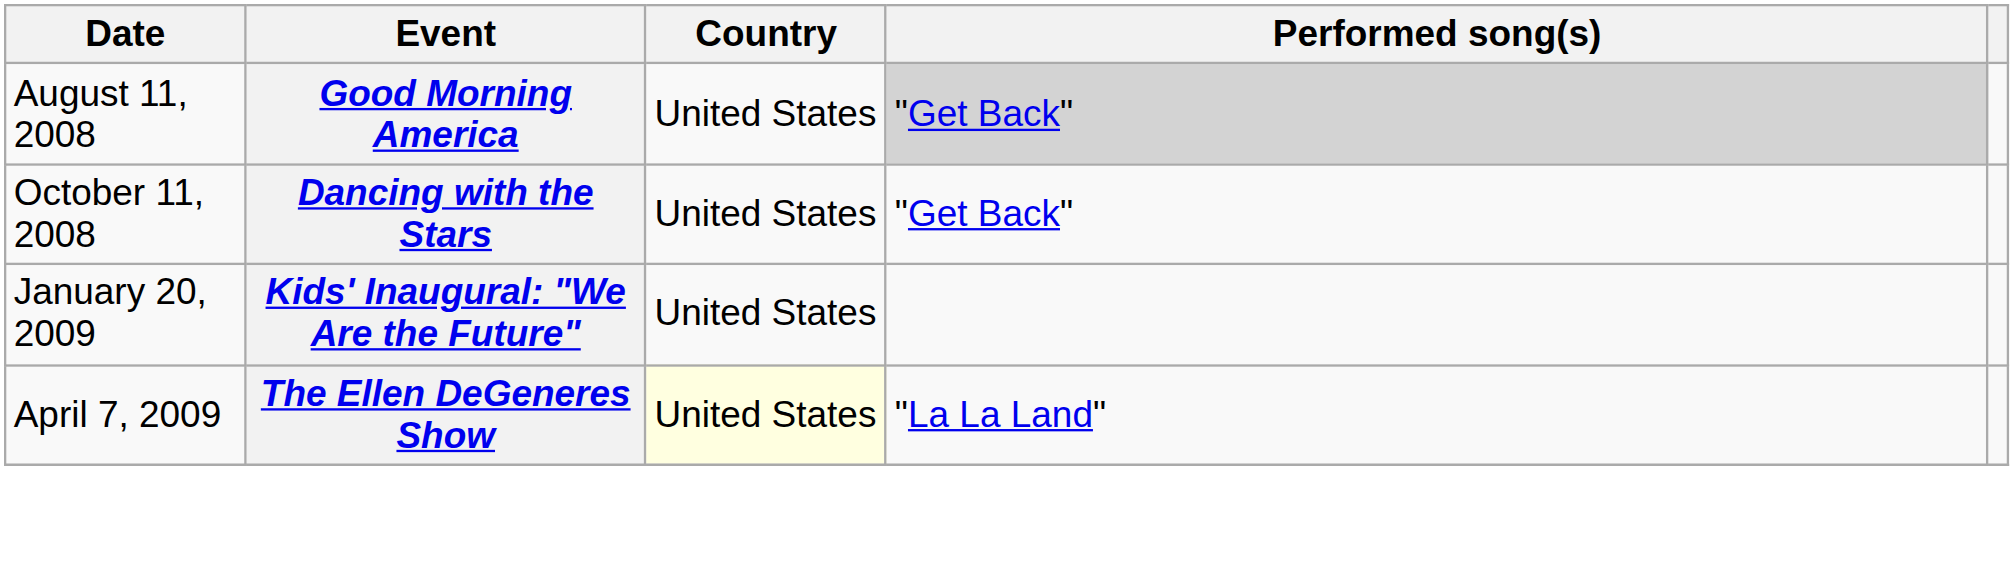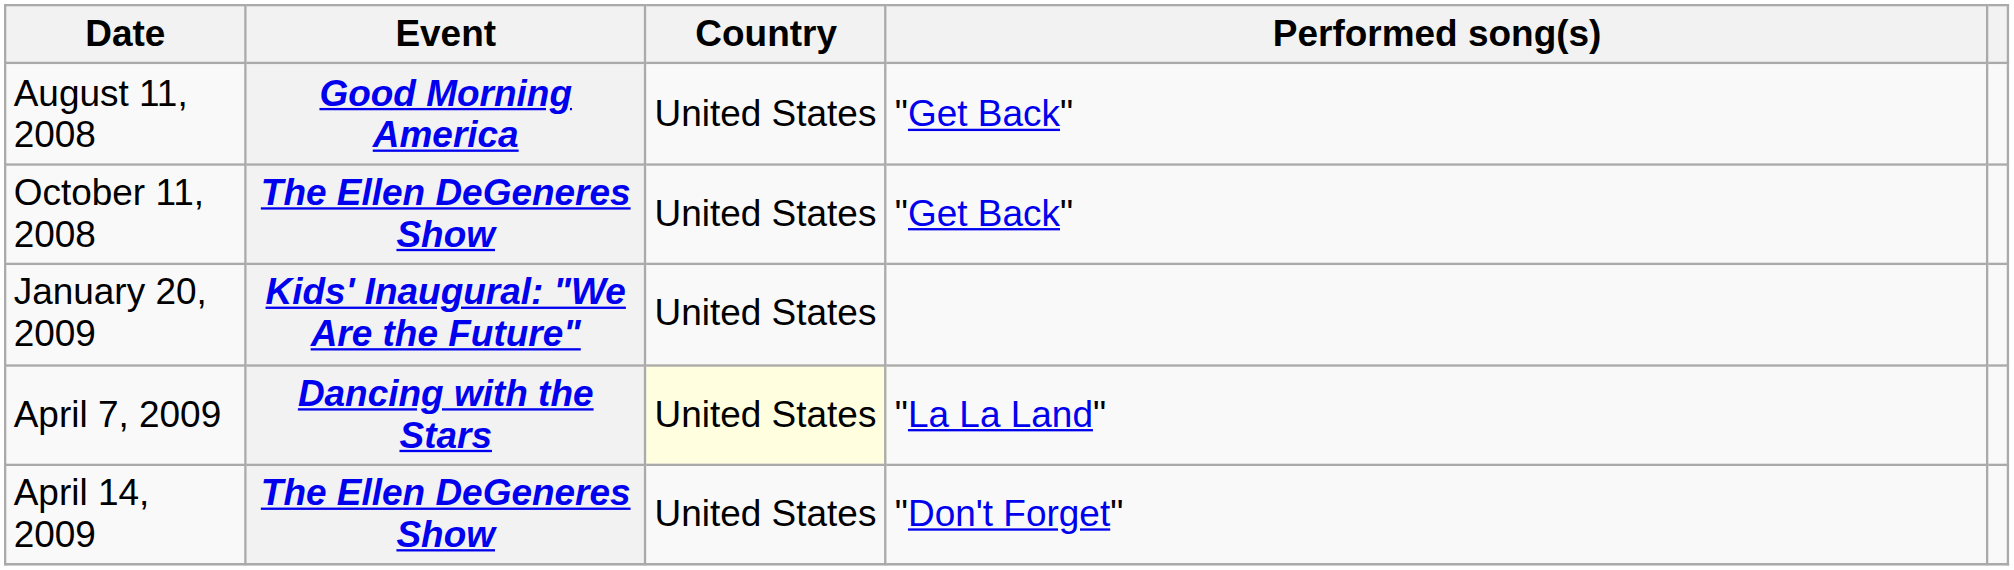(984, 113) lightgrey background -> (984, 113) no background
(446, 213) Dancing with the Stars -> (446, 213) The Ellen DeGeneres Show
(446, 413) The Ellen DeGeneres Show -> (446, 413) Dancing with the Stars
+ row: (81, 513)
